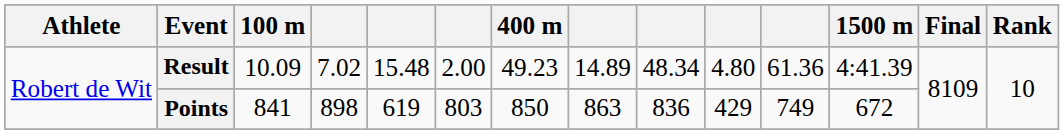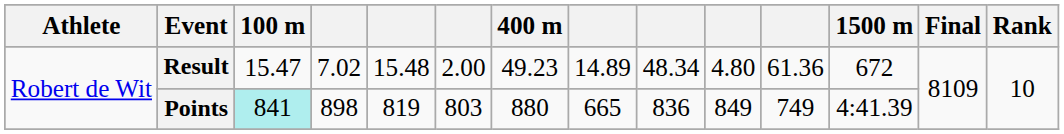(273, 67) 10.09 -> (273, 67) 15.47
(874, 67) 4:41.39 -> (874, 67) 672
(273, 108) no background -> (273, 108) paleturquoise background
(401, 108) 619 -> (401, 108) 819
(530, 108) 850 -> (530, 108) 880
(603, 108) 863 -> (603, 108) 665
(733, 108) 429 -> (733, 108) 849
(874, 108) 672 -> (874, 108) 4:41.39
